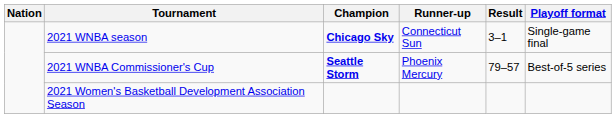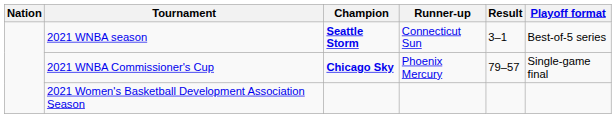(360, 37) Chicago Sky -> (345, 37) Seattle Storm
(559, 37) Single-game final -> (567, 37) Best-of-5 series
(345, 67) Seattle Storm -> (360, 67) Chicago Sky
(567, 67) Best-of-5 series -> (559, 67) Single-game final
